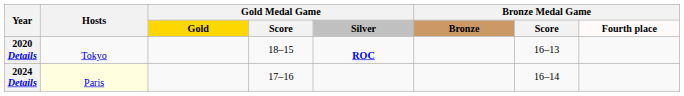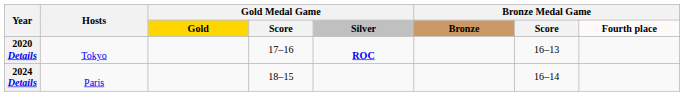(281, 50) 18–15 -> (281, 50) 17–16
(94, 83) lightyellow background -> (94, 83) no background
(281, 77) 17–16 -> (281, 77) 18–15
